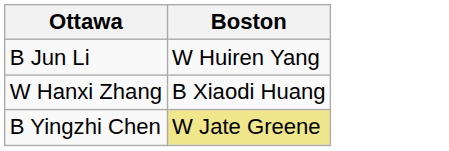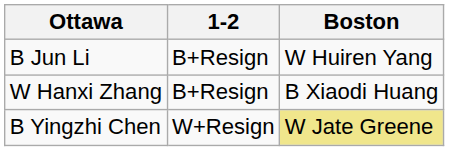+ column: (223, 22)
